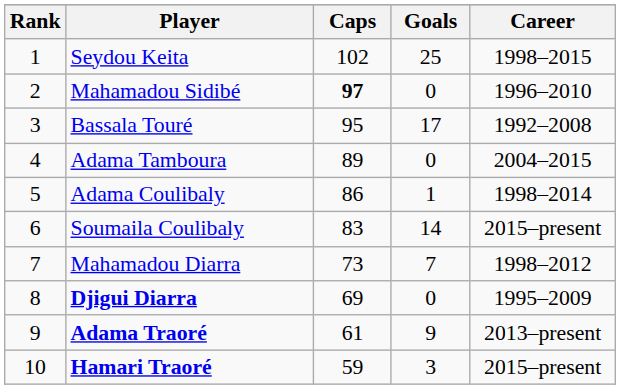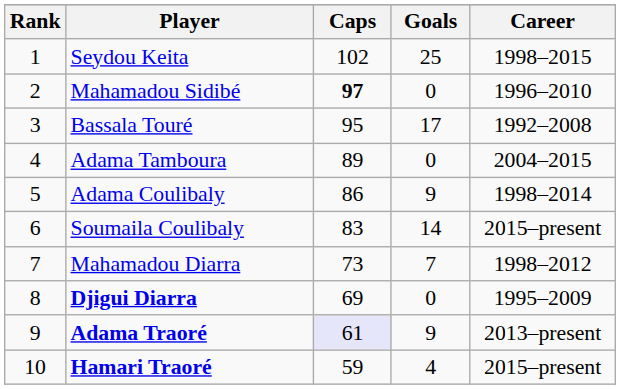(431, 194) 1 -> (431, 194) 9
(353, 332) no background -> (353, 332) lavender background
(431, 366) 3 -> (431, 366) 4
